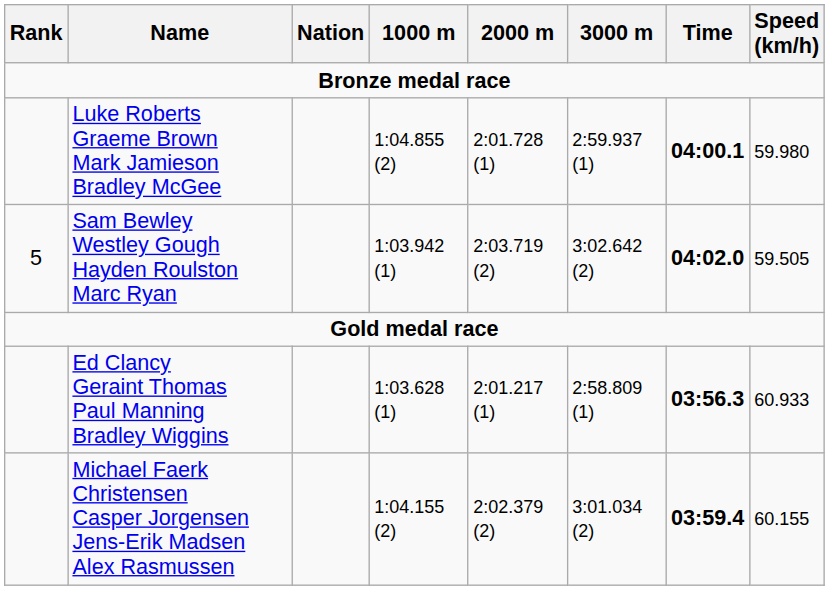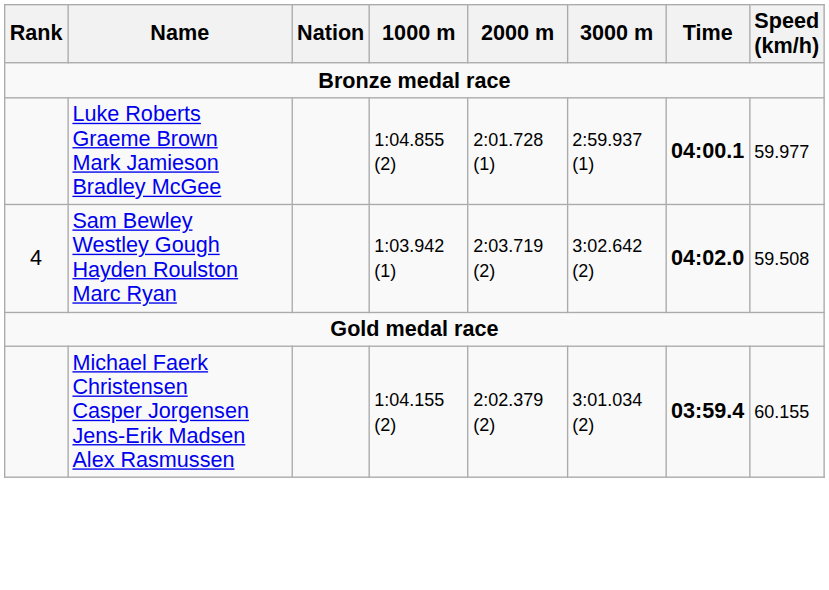(782, 152) 59.980 -> (782, 152) 59.977
(36, 258) 5 -> (36, 258) 4
(782, 259) 59.505 -> (782, 259) 59.508
- row: (150, 399)
